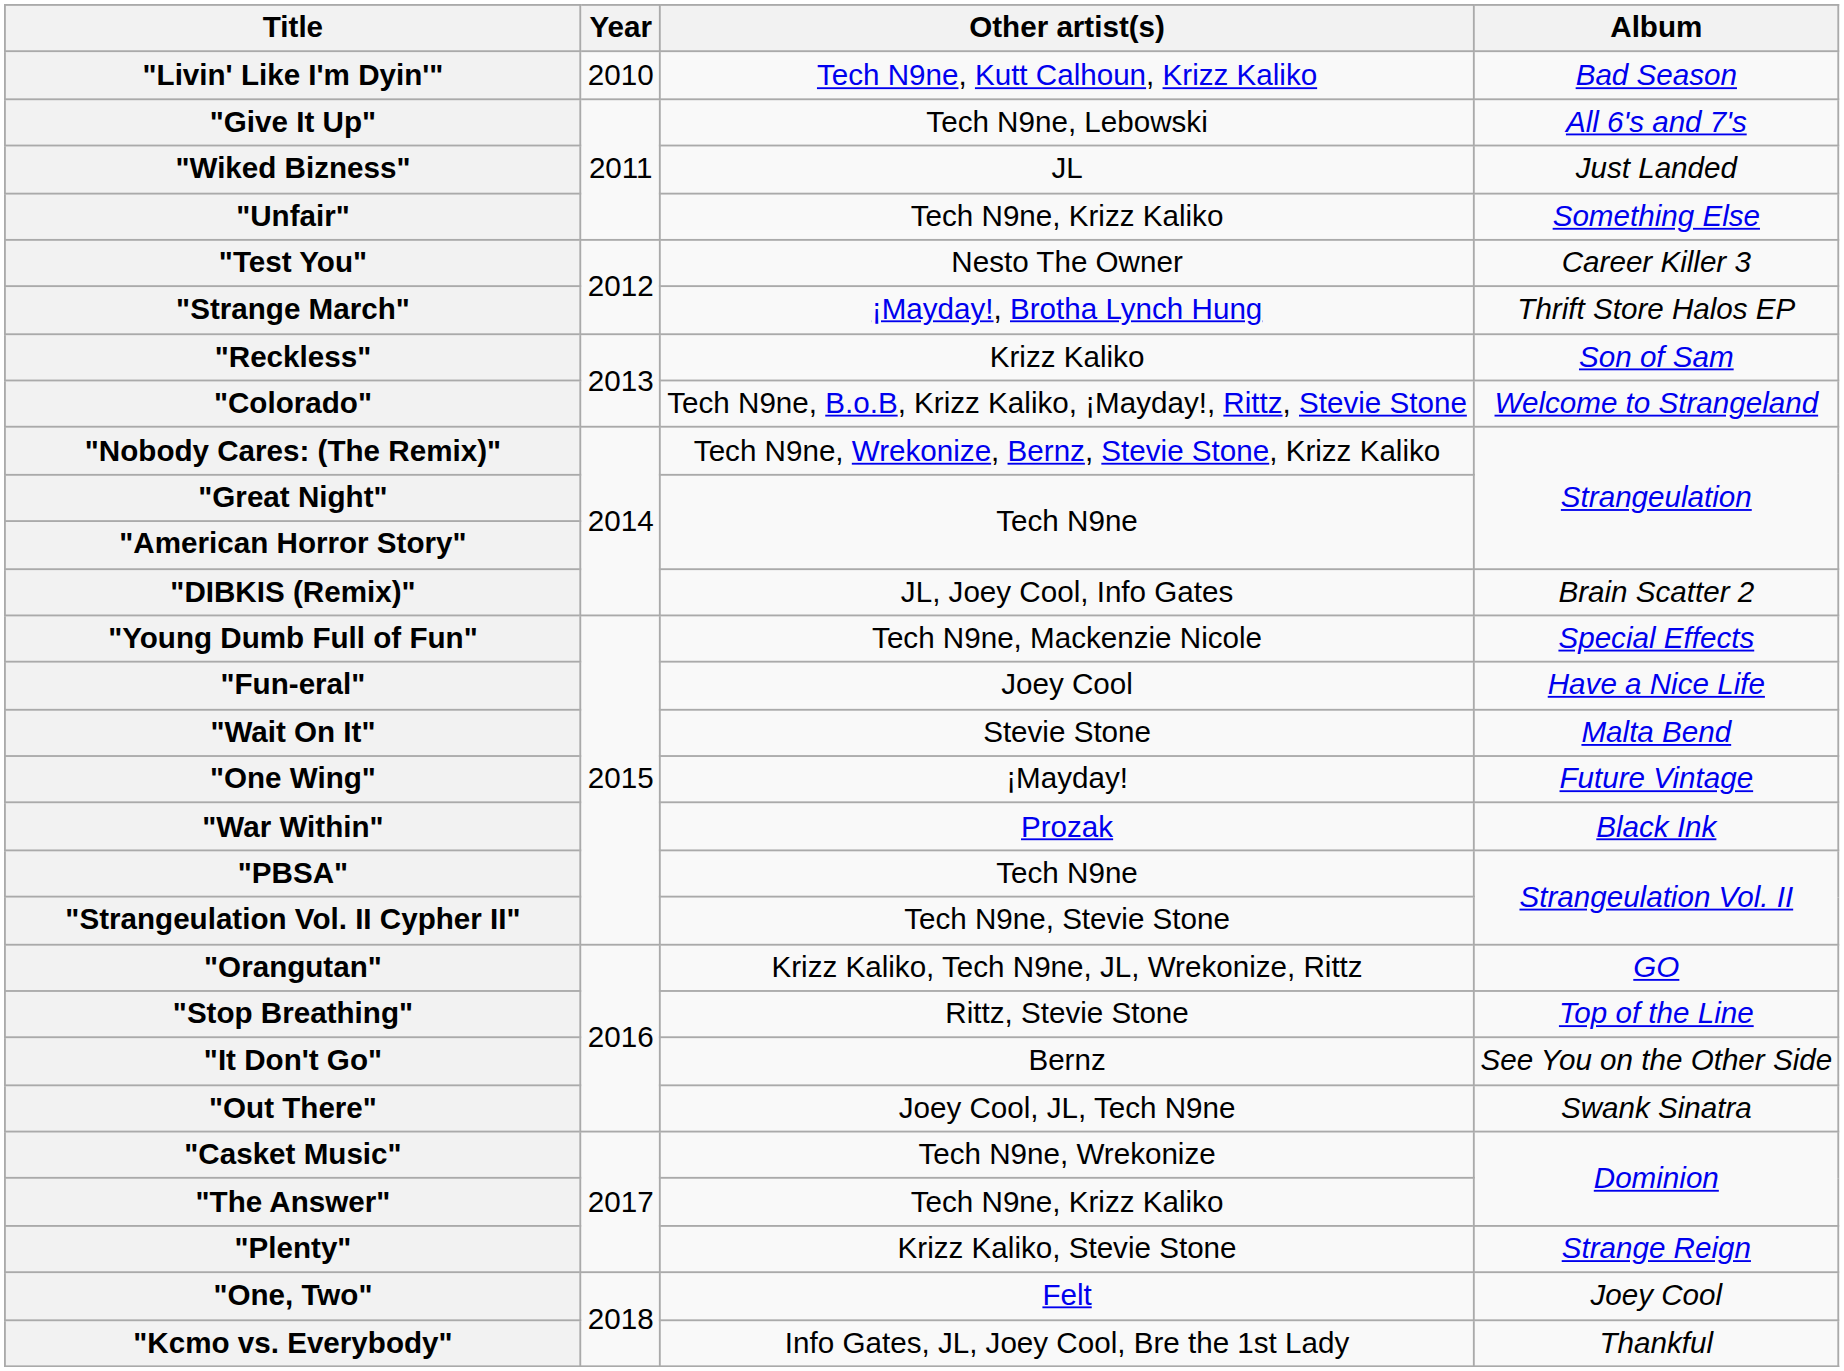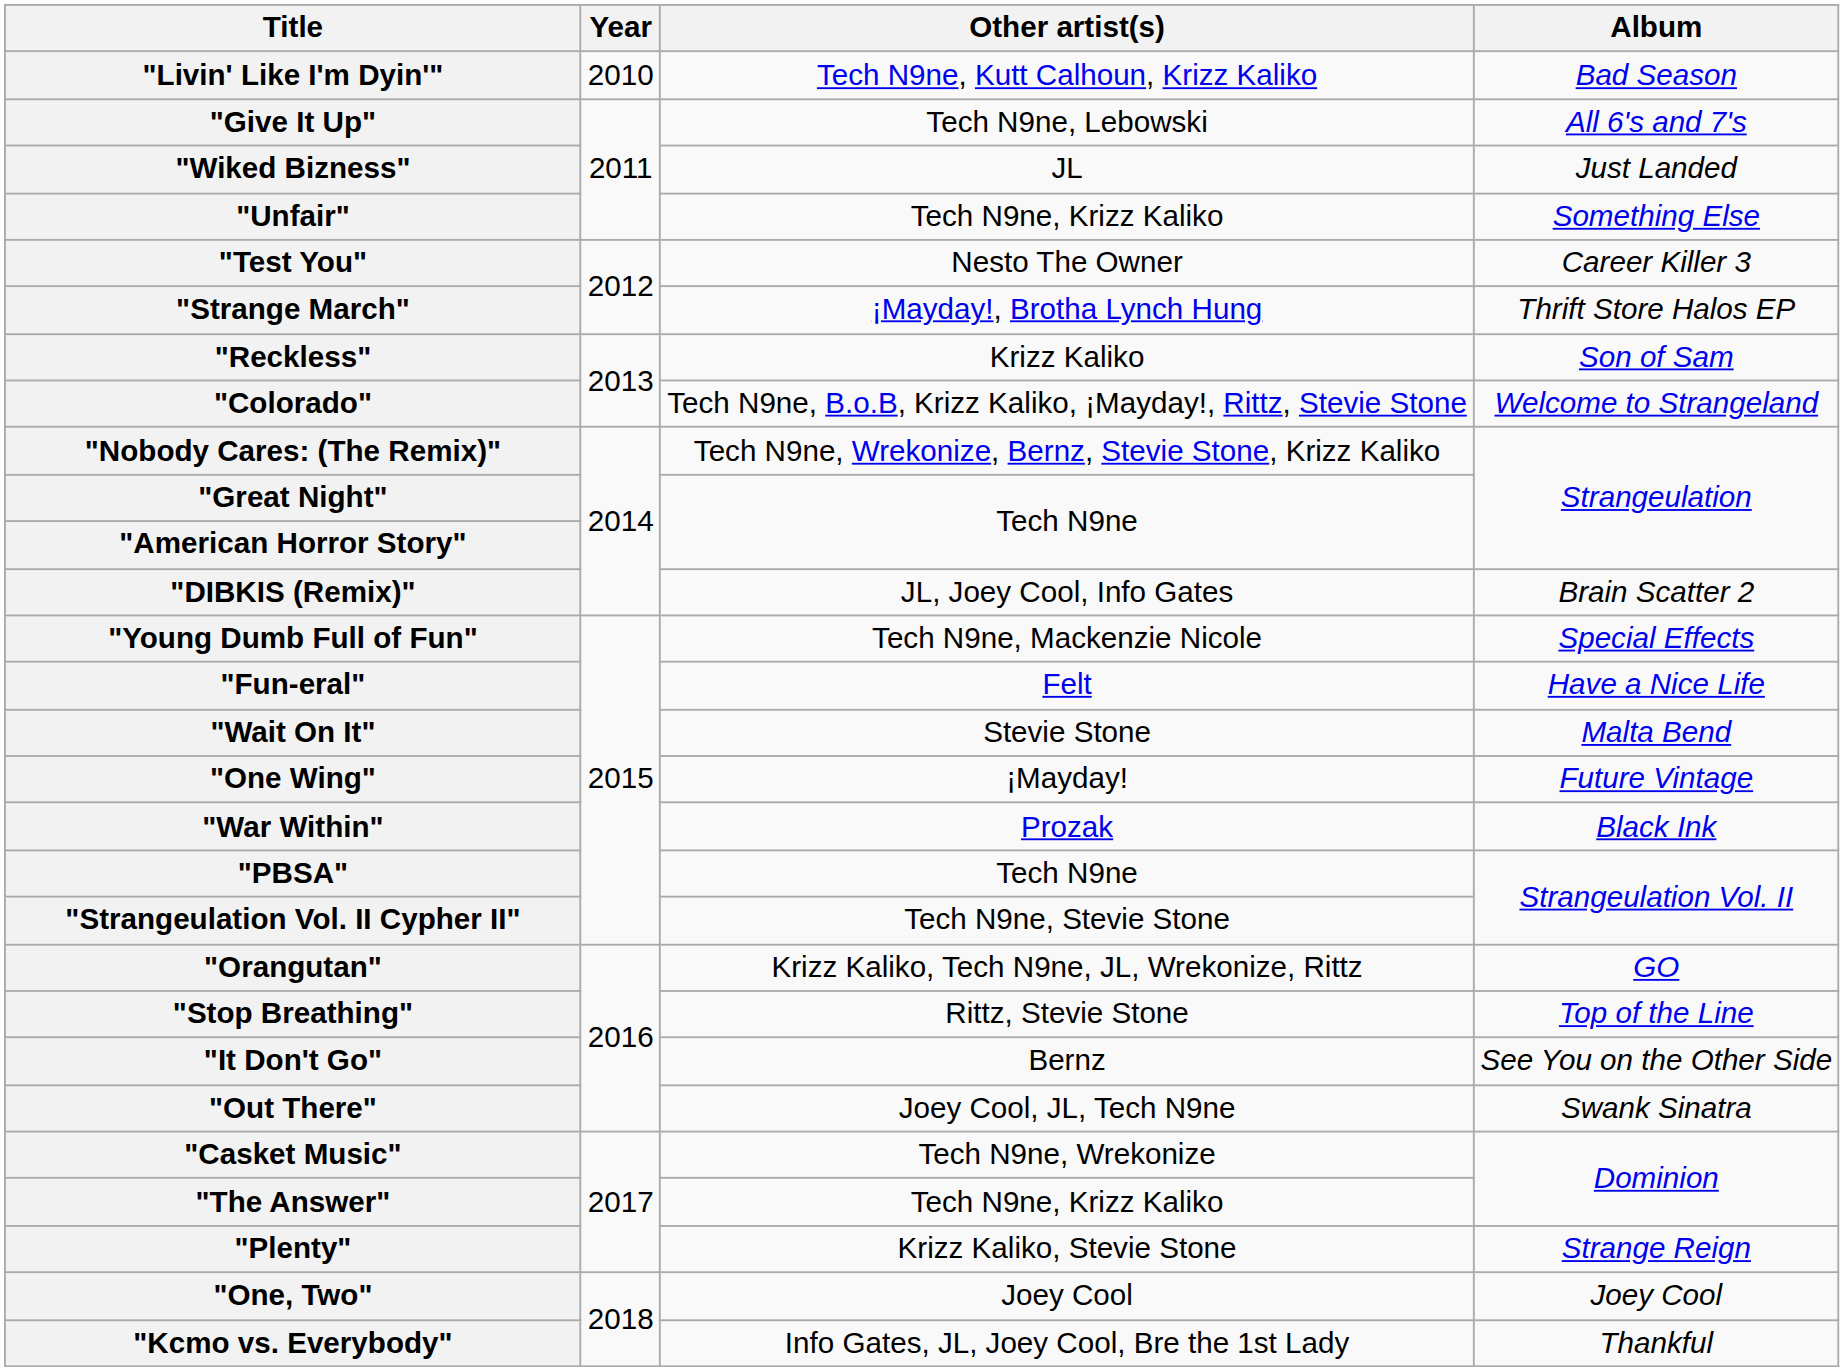(1067, 685) Joey Cool -> (1067, 685) Felt
(1067, 1295) Felt -> (1067, 1295) Joey Cool
